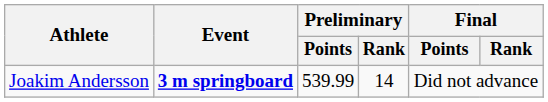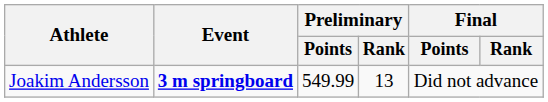(328, 81) 539.99 -> (328, 81) 549.99
(384, 81) 14 -> (384, 81) 13
